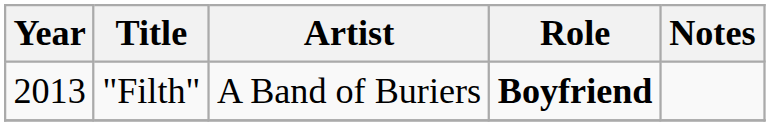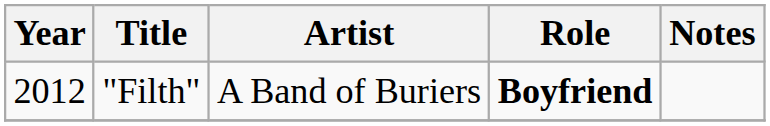(50, 90) 2013 -> (50, 90) 2012
